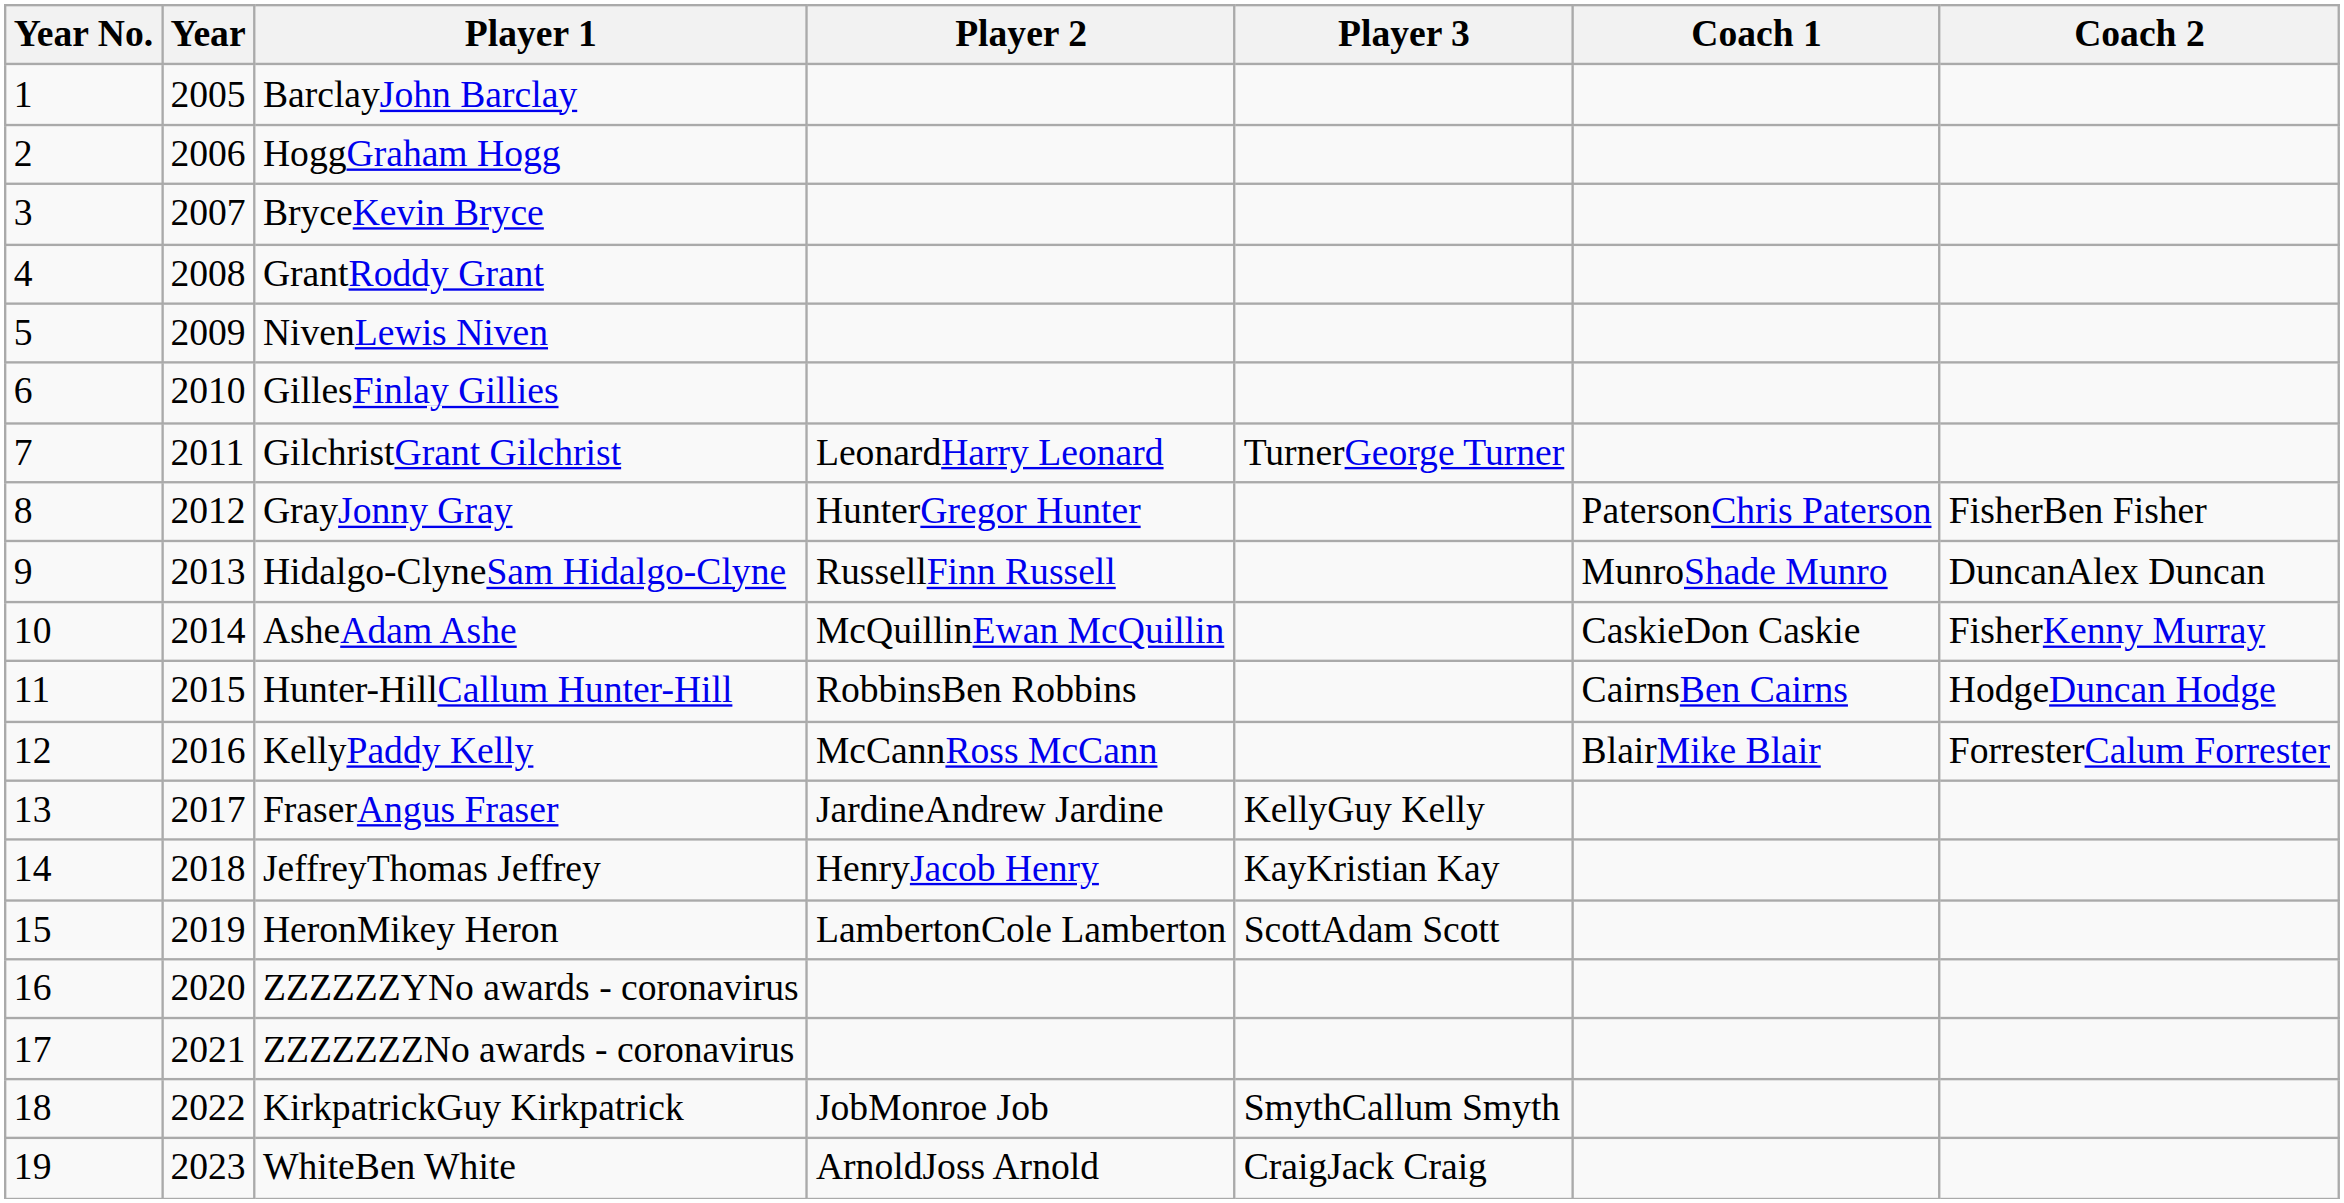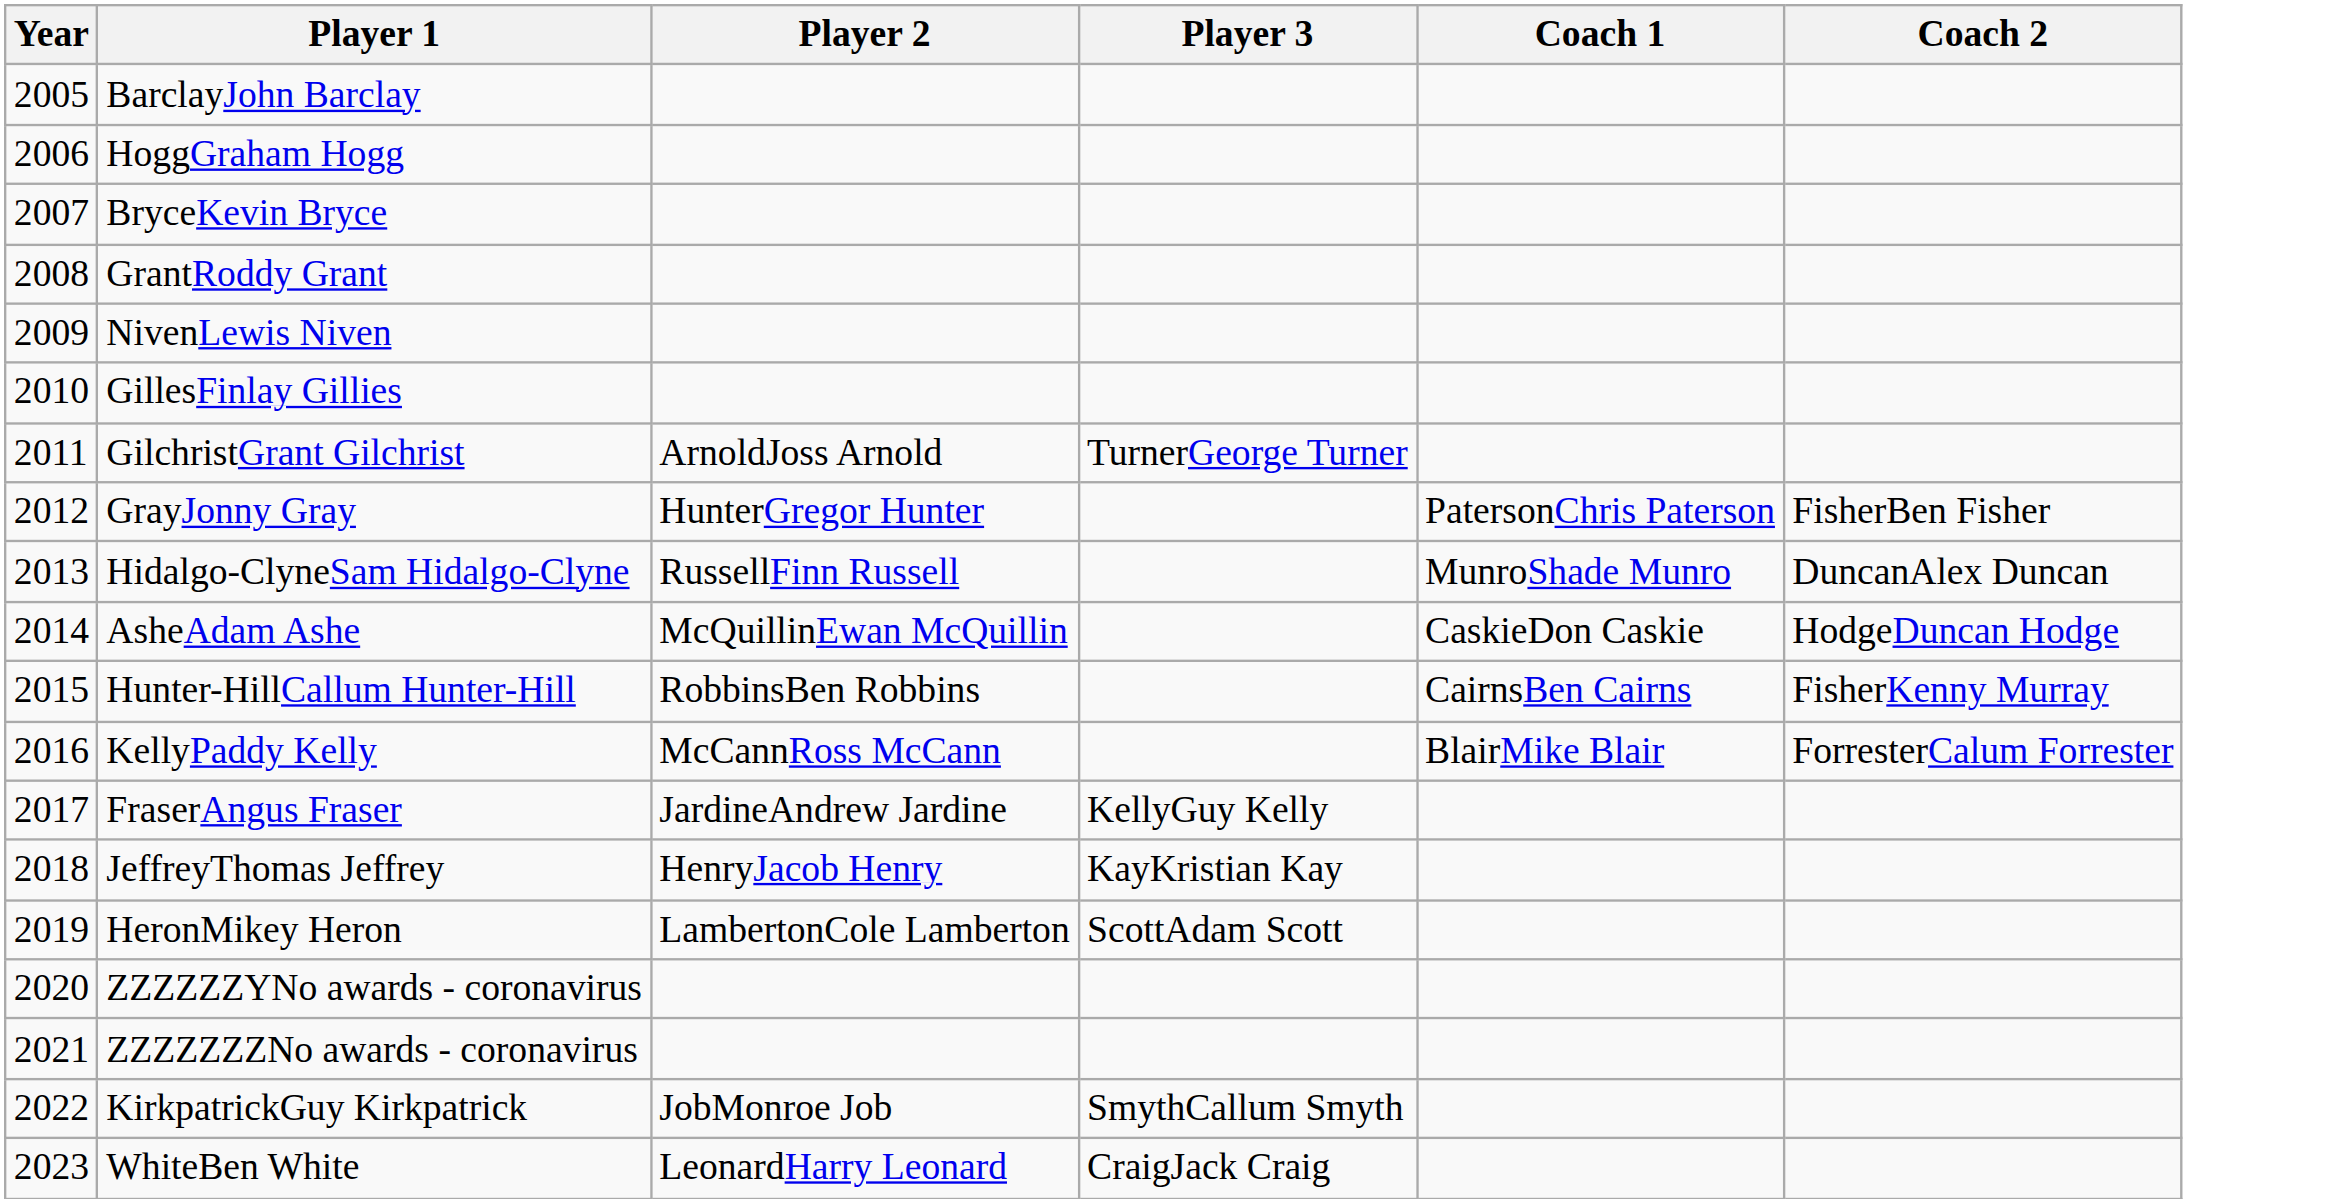- column: (83, 34)
(990, 451) LeonardHarry Leonard -> (801, 451) ArnoldJoss Arnold
(2107, 630) FisherKenny Murray -> (1956, 630) HodgeDuncan Hodge
(2112, 690) HodgeDuncan Hodge -> (1950, 690) FisherKenny Murray
(957, 1167) ArnoldJoss Arnold -> (833, 1167) LeonardHarry Leonard
